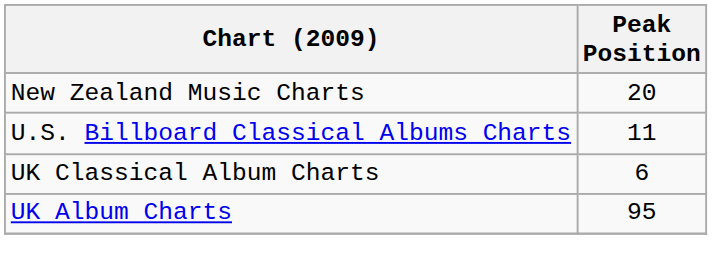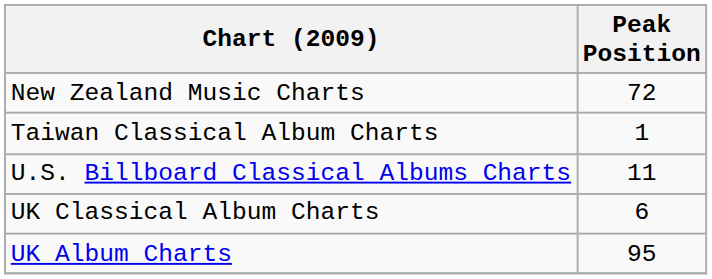(642, 93) 20 -> (642, 93) 72
+ row: (225, 133)
